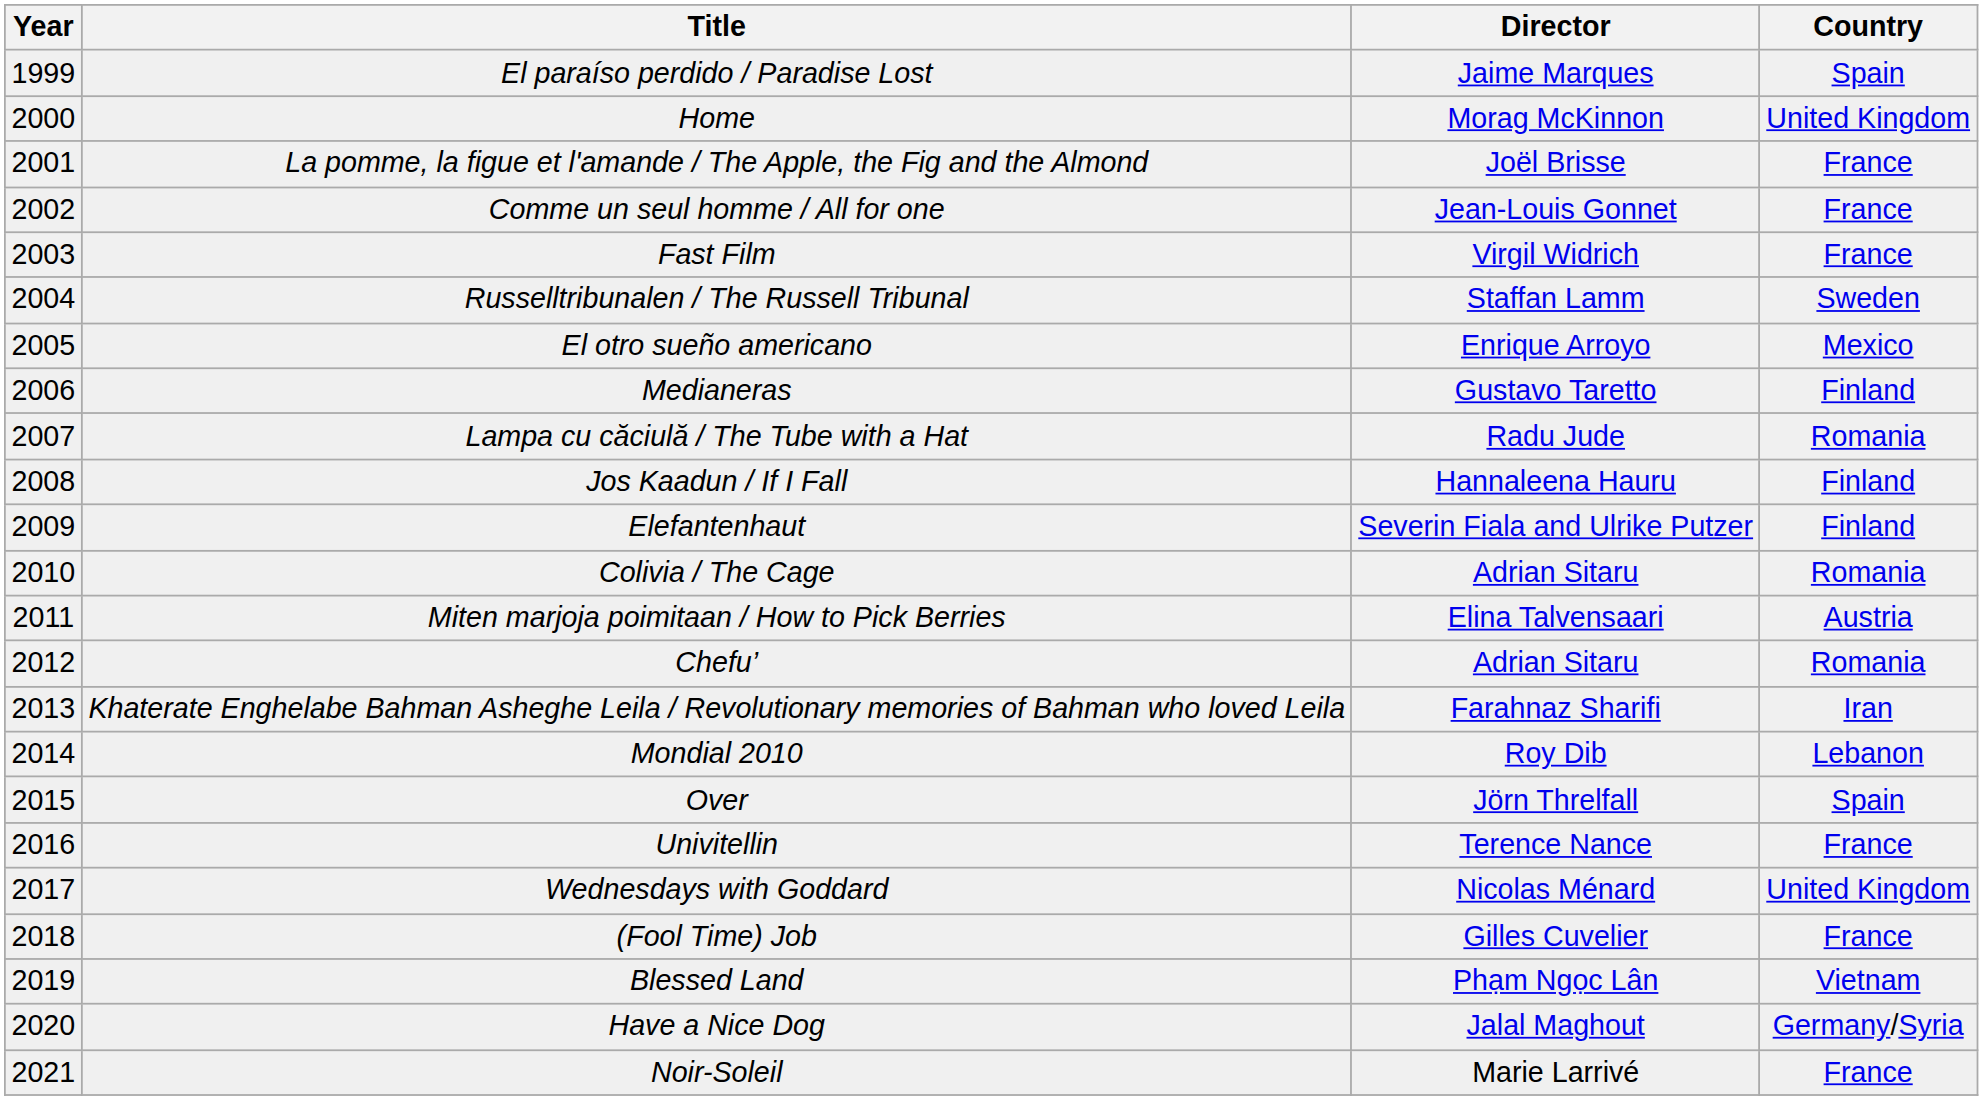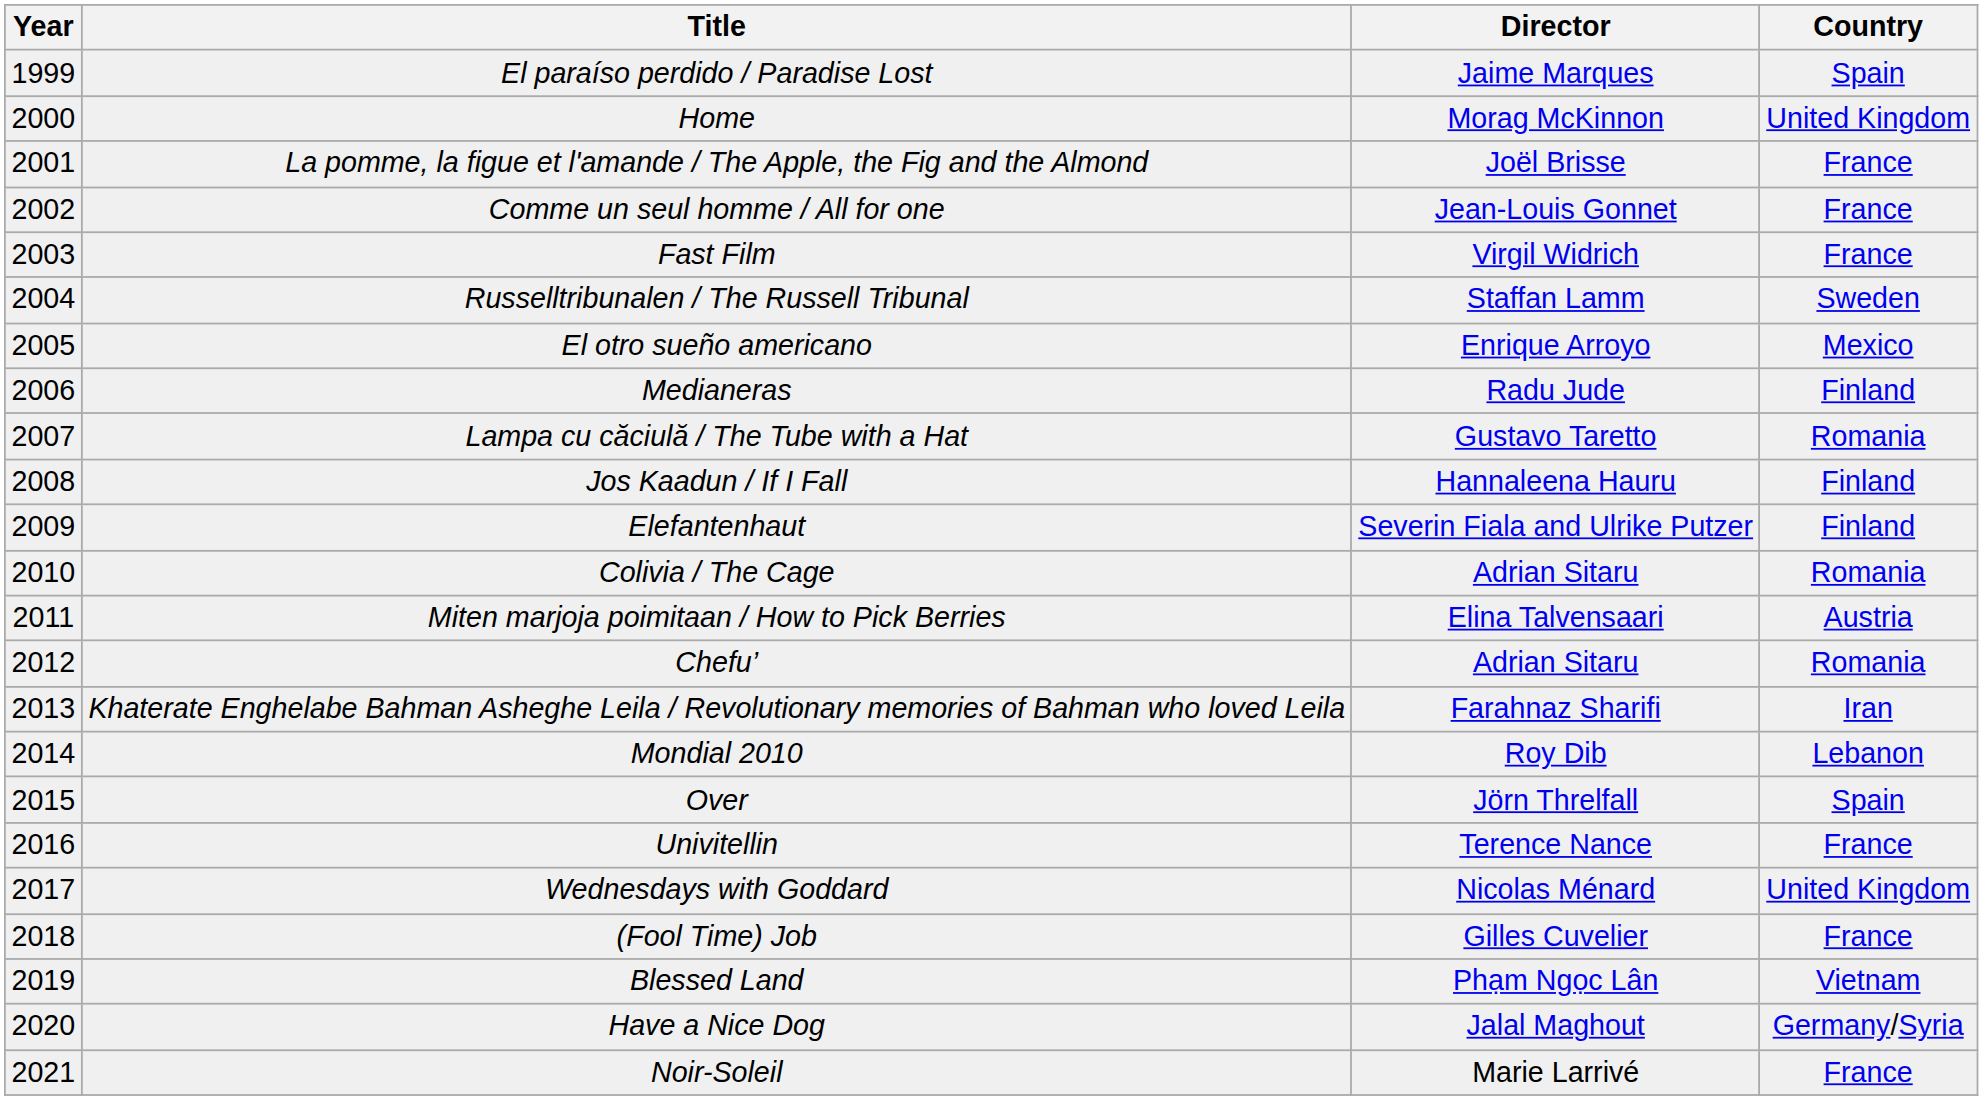(1556, 390) Gustavo Taretto -> (1556, 390) Radu Jude
(1556, 436) Radu Jude -> (1556, 436) Gustavo Taretto
